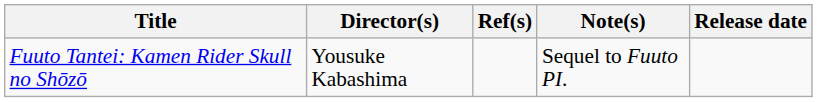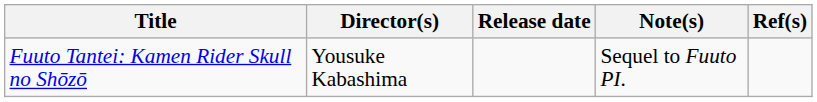columns swapped: (751, 21) <-> (505, 21)
